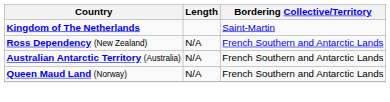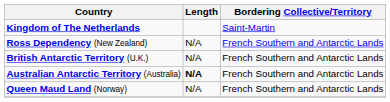+ row: (77, 58)
(193, 58) normal -> (194, 74) bold
